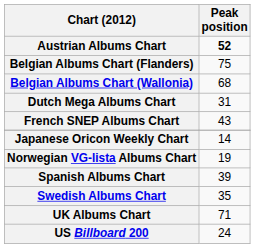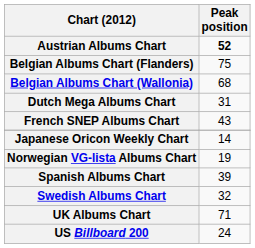(225, 196) 35 -> (225, 196) 32
